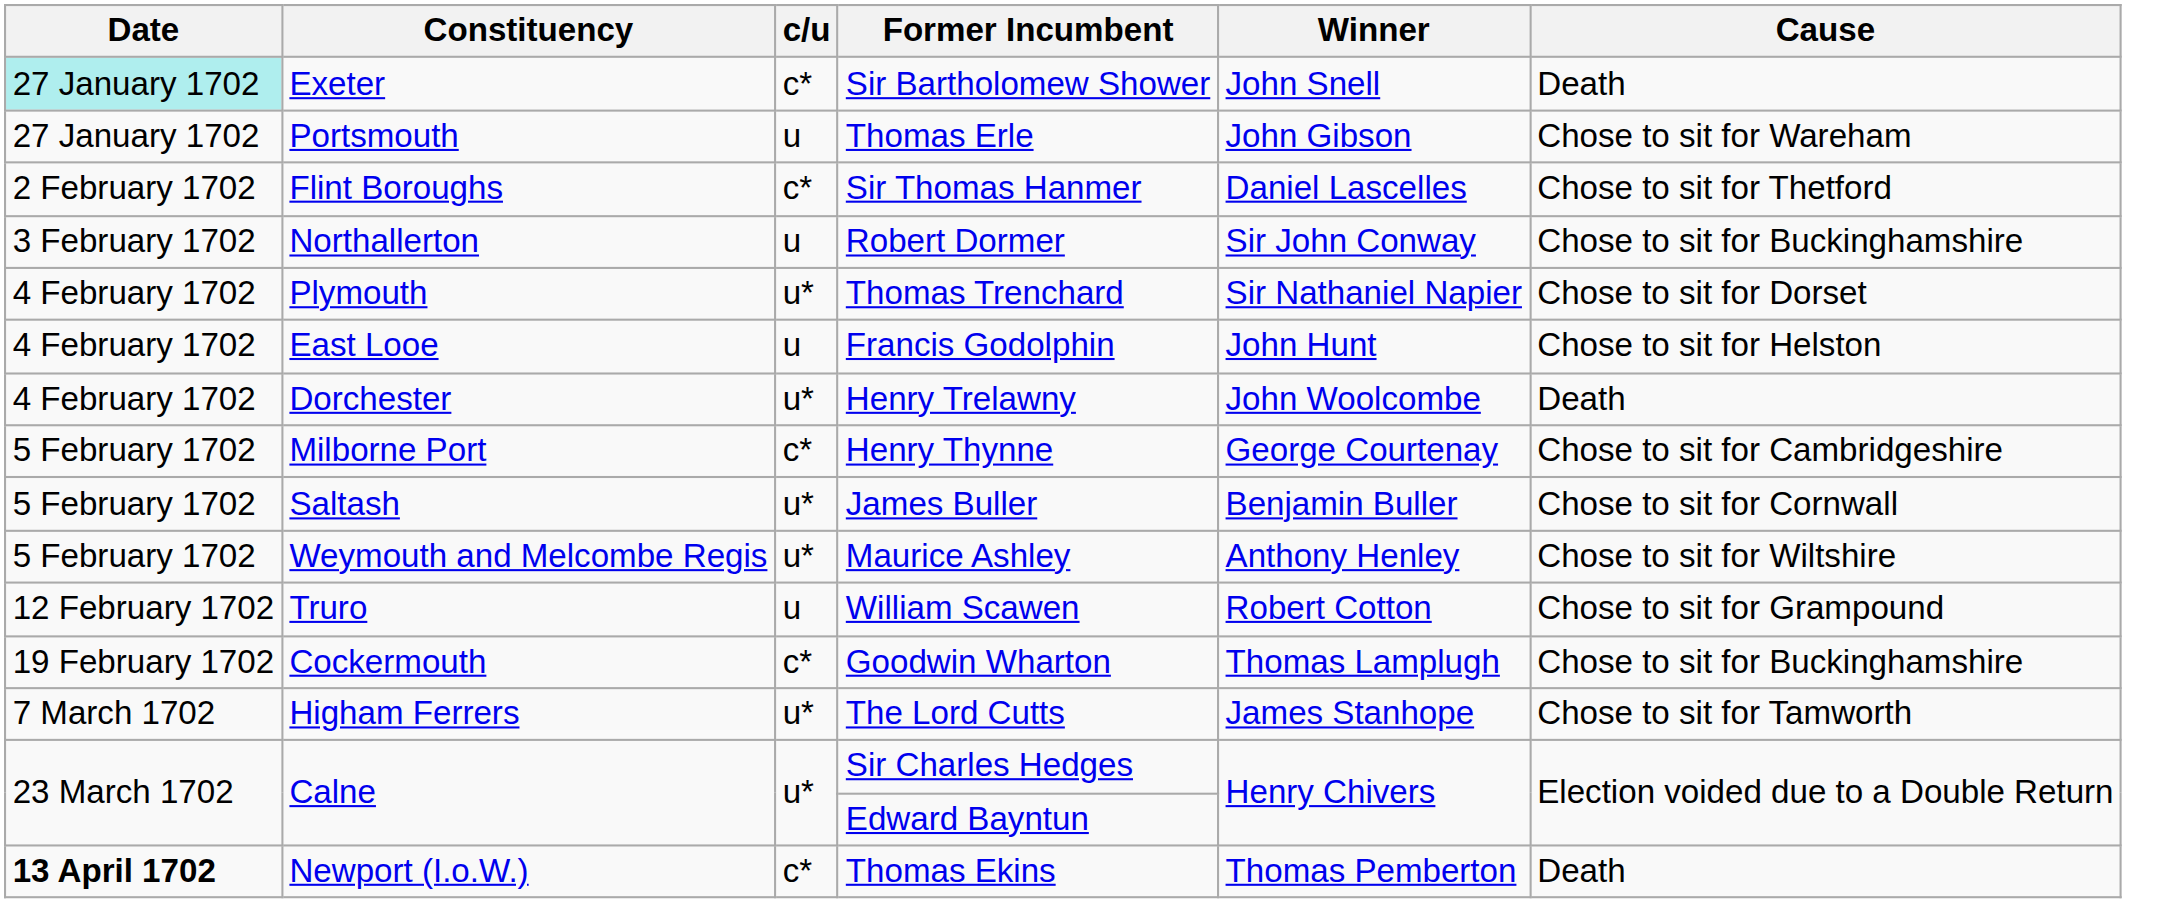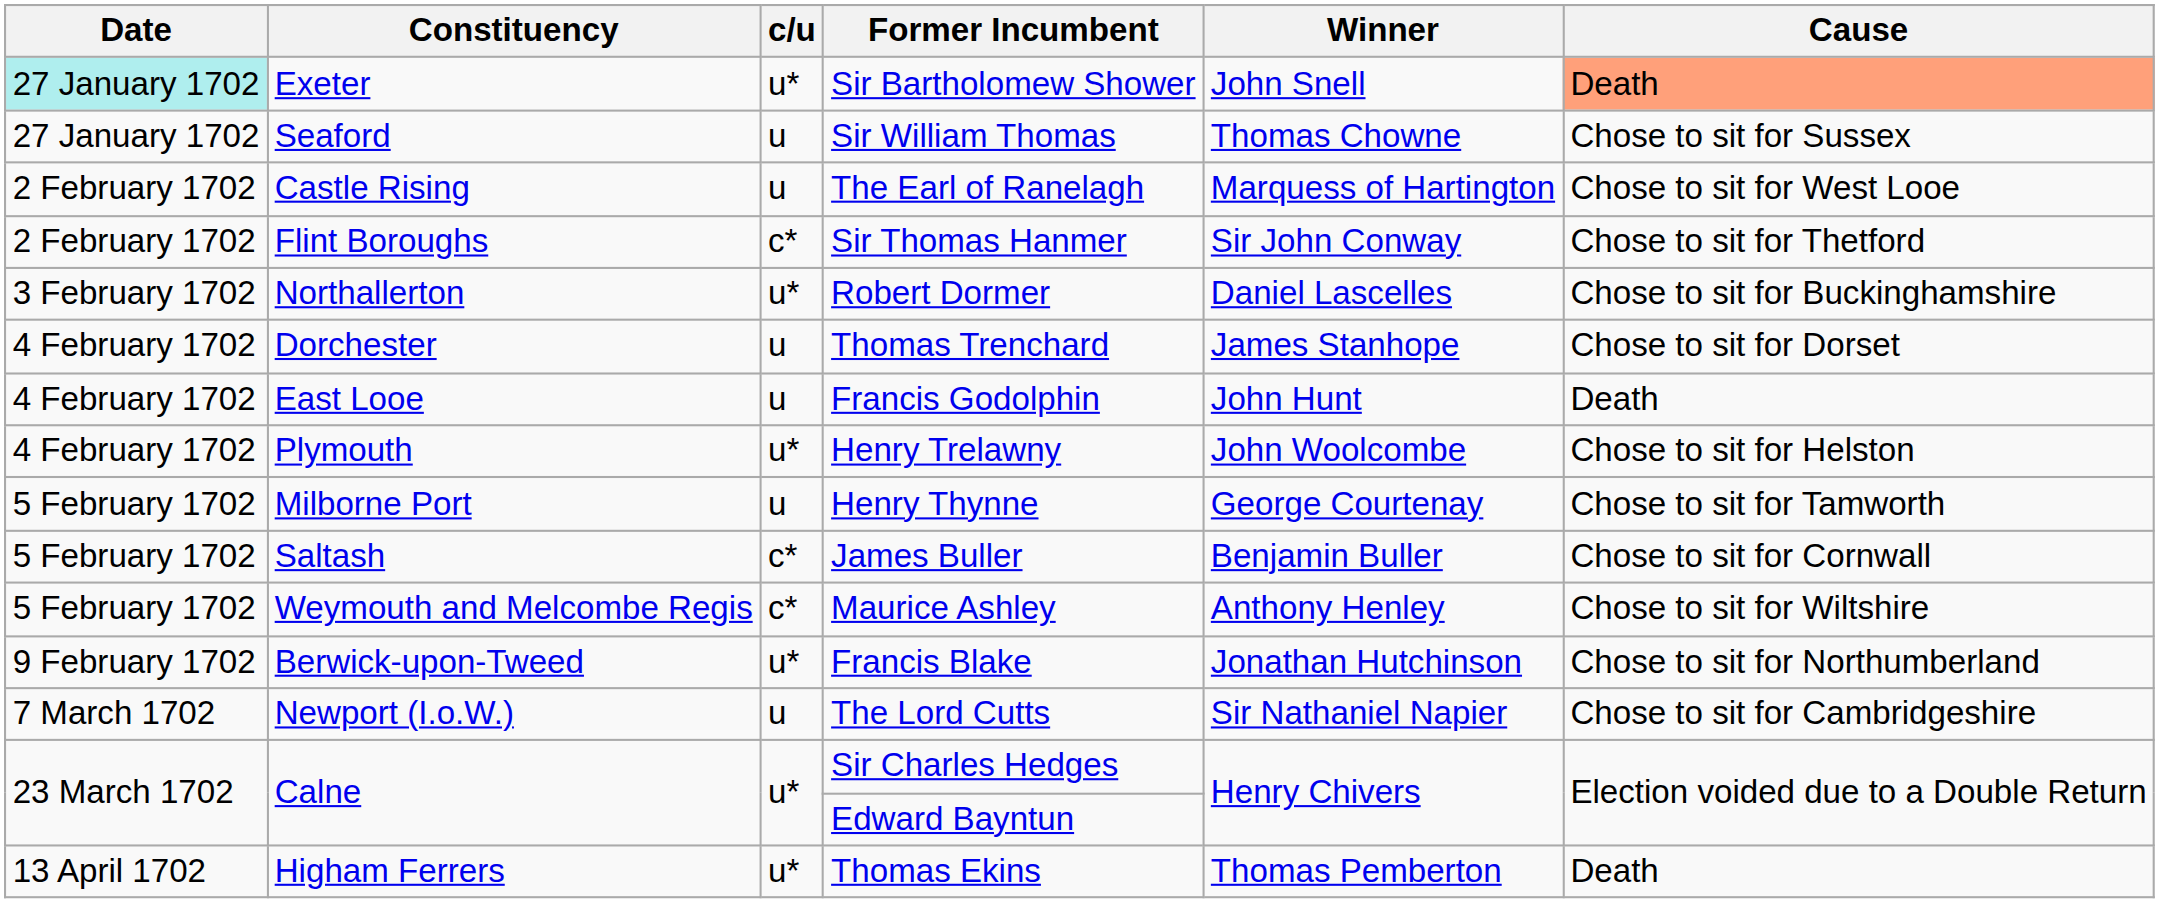(797, 83) c* -> (784, 83) u*
(1581, 83) no background -> (1615, 83) lightsalmon background
- row: (940, 135)
+ row: (973, 135)
+ row: (988, 188)
(1346, 188) Daniel Lascelles -> (1336, 240) Sir John Conway
(792, 240) u -> (784, 293) u*
(1351, 240) Sir John Conway -> (1331, 293) Daniel Lascelles
(358, 293) Plymouth -> (356, 345) Dorchester
(798, 293) u* -> (777, 345) u
(1374, 293) Sir Nathaniel Napier -> (1335, 345) James Stanhope
(1709, 345) Chose to sit for Helston -> (1615, 398) Death
(370, 398) Dorchester -> (344, 450) Plymouth
(1581, 398) Death -> (1742, 450) Chose to sit for Helston
(797, 450) c* -> (777, 503) u
(1770, 450) Chose to sit for Cambridgeshire -> (1758, 503) Chose to sit for Tamworth
(798, 503) u* -> (783, 556) c*
(798, 556) u* -> (783, 608) c*
+ row: (931, 661)
- row: (963, 608)
- row: (978, 661)
(404, 713) Higham Ferrers -> (394, 713) Newport (I.o.W.)
(798, 713) u* -> (777, 713) u
(1350, 713) James Stanhope -> (1359, 713) Sir Nathaniel Napier
(1725, 713) Chose to sit for Tamworth -> (1803, 713) Chose to sit for Cambridgeshire
(114, 871) bold -> (109, 871) normal
(409, 871) Newport (I.o.W.) -> (390, 871) Higham Ferrers
(797, 871) c* -> (784, 871) u*
